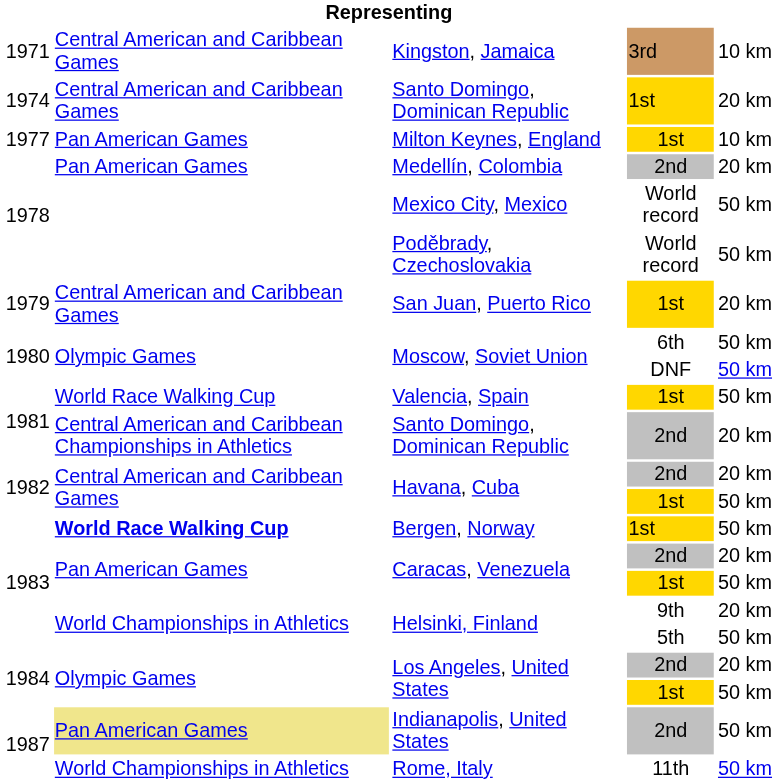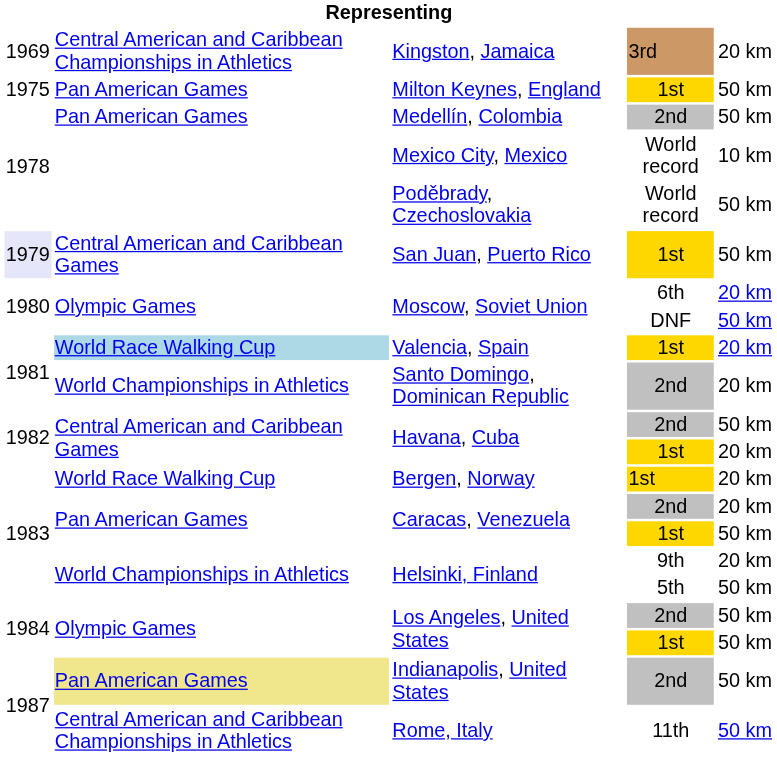(28, 51) 1971 -> (28, 51) 1969
(199, 51) Central American and Caribbean Games -> (199, 51) Central American and Caribbean Championships in Athletics
(745, 51) 10 km -> (745, 51) 20 km
- row: (481, 100)
(28, 139) 1977 -> (28, 89) 1975
(745, 139) 10 km -> (745, 89) 50 km
(745, 166) 20 km -> (745, 116) 50 km
(745, 204) 50 km -> (745, 155) 10 km
(28, 304) no background -> (28, 254) lavender background
(745, 304) 20 km -> (745, 254) 50 km
(745, 342) 50 km -> (745, 292) 20 km
(165, 397) no background -> (165, 347) lightblue background
(745, 397) 50 km -> (745, 347) 20 km
(199, 435) Central American and Caribbean Championships in Athletics -> (202, 386) World Championships in Athletics
(745, 474) 20 km -> (745, 424) 50 km
(745, 501) 50 km -> (745, 451) 20 km
(172, 528) bold -> (165, 478) normal
(745, 528) 50 km -> (745, 478) 20 km
(745, 664) 20 km -> (745, 615) 50 km
(202, 769) World Championships in Athletics -> (199, 730) Central American and Caribbean Championships in Athletics
